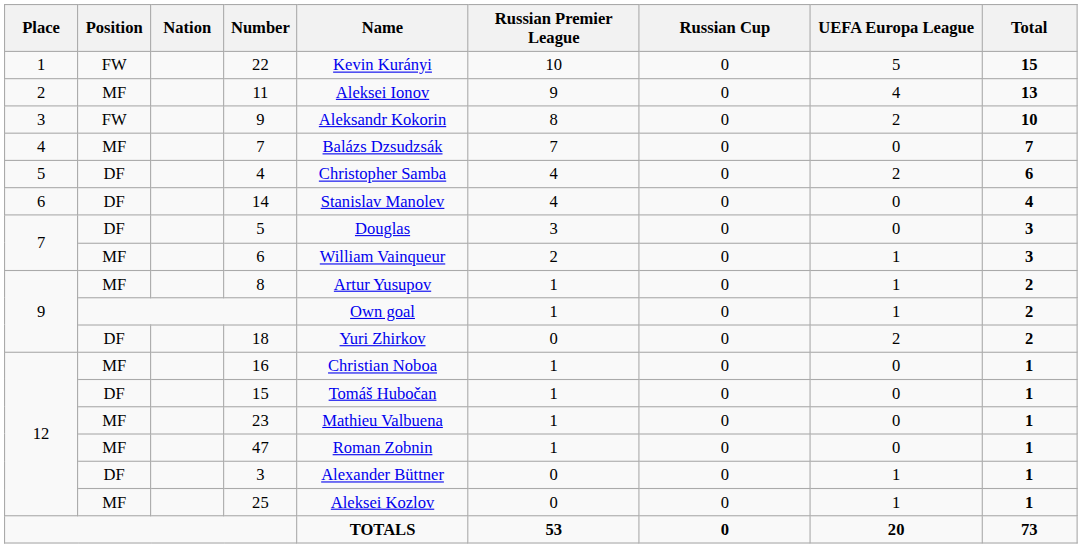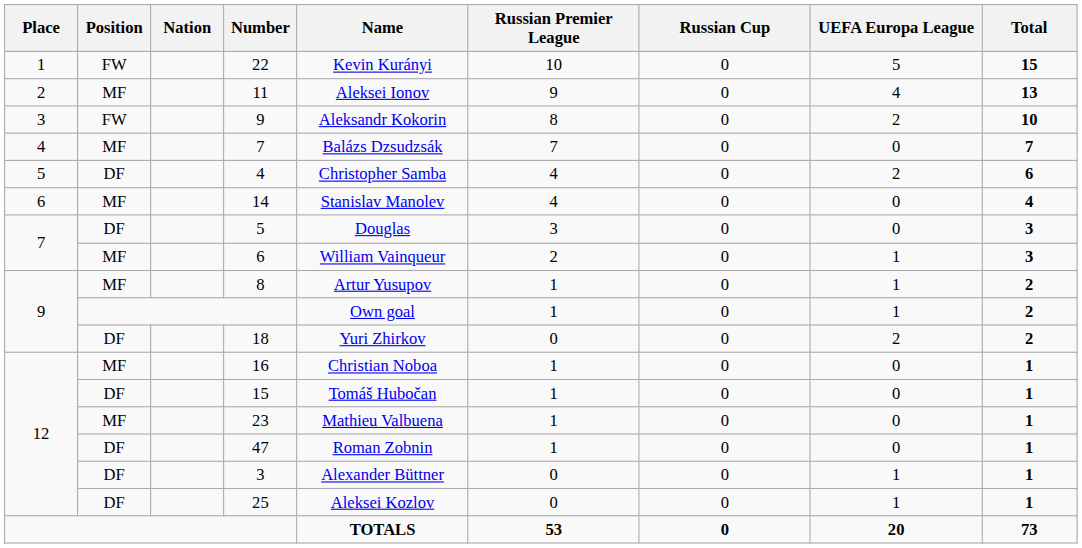(114, 201) DF -> (114, 201) MF
(114, 447) MF -> (114, 447) DF
(114, 502) MF -> (114, 502) DF
